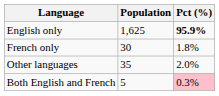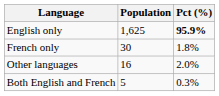(126, 64) 35 -> (126, 64) 16
(187, 82) pink background -> (187, 82) no background
